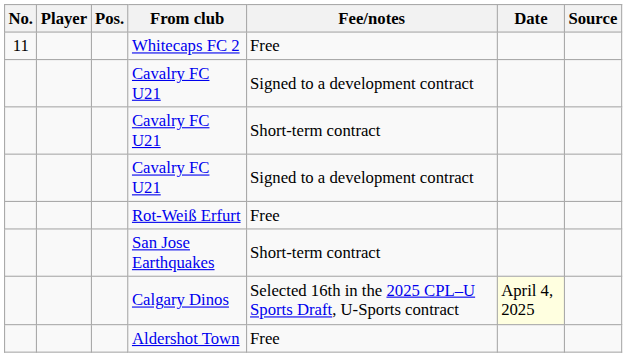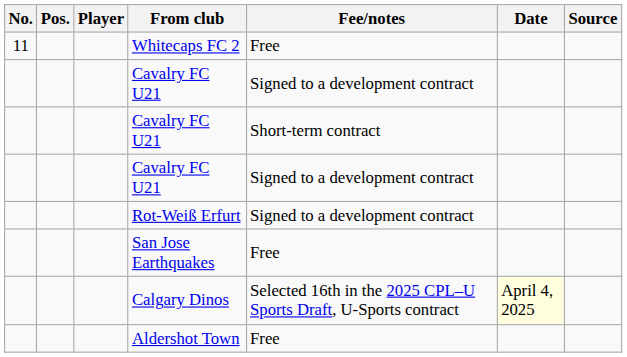columns swapped: (110, 18) <-> (64, 18)
(265, 215) Free -> (362, 215) Signed to a development contract
(315, 253) Short-term contract -> (265, 253) Free
